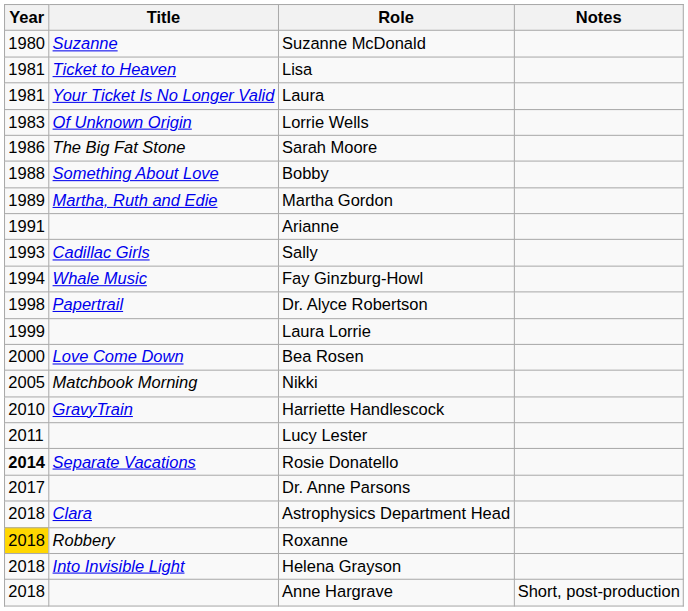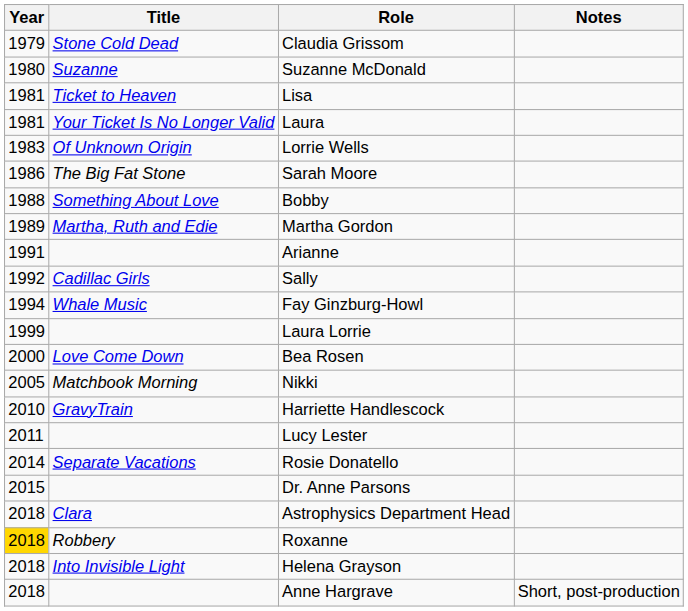+ row: (343, 43)
(27, 252) 1993 -> (27, 278) 1992
- row: (355, 305)
(27, 461) bold -> (27, 461) normal
(27, 488) 2017 -> (27, 488) 2015
